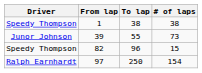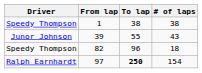(175, 36) 73 -> (175, 36) 43
(175, 49) 15 -> (175, 49) 18
(136, 62) normal -> (136, 62) bold
